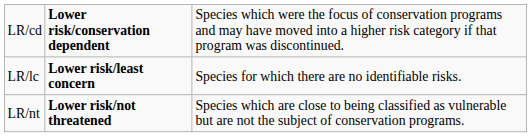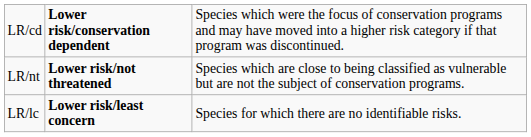rows swapped: (24, 113) <-> (23, 75)
